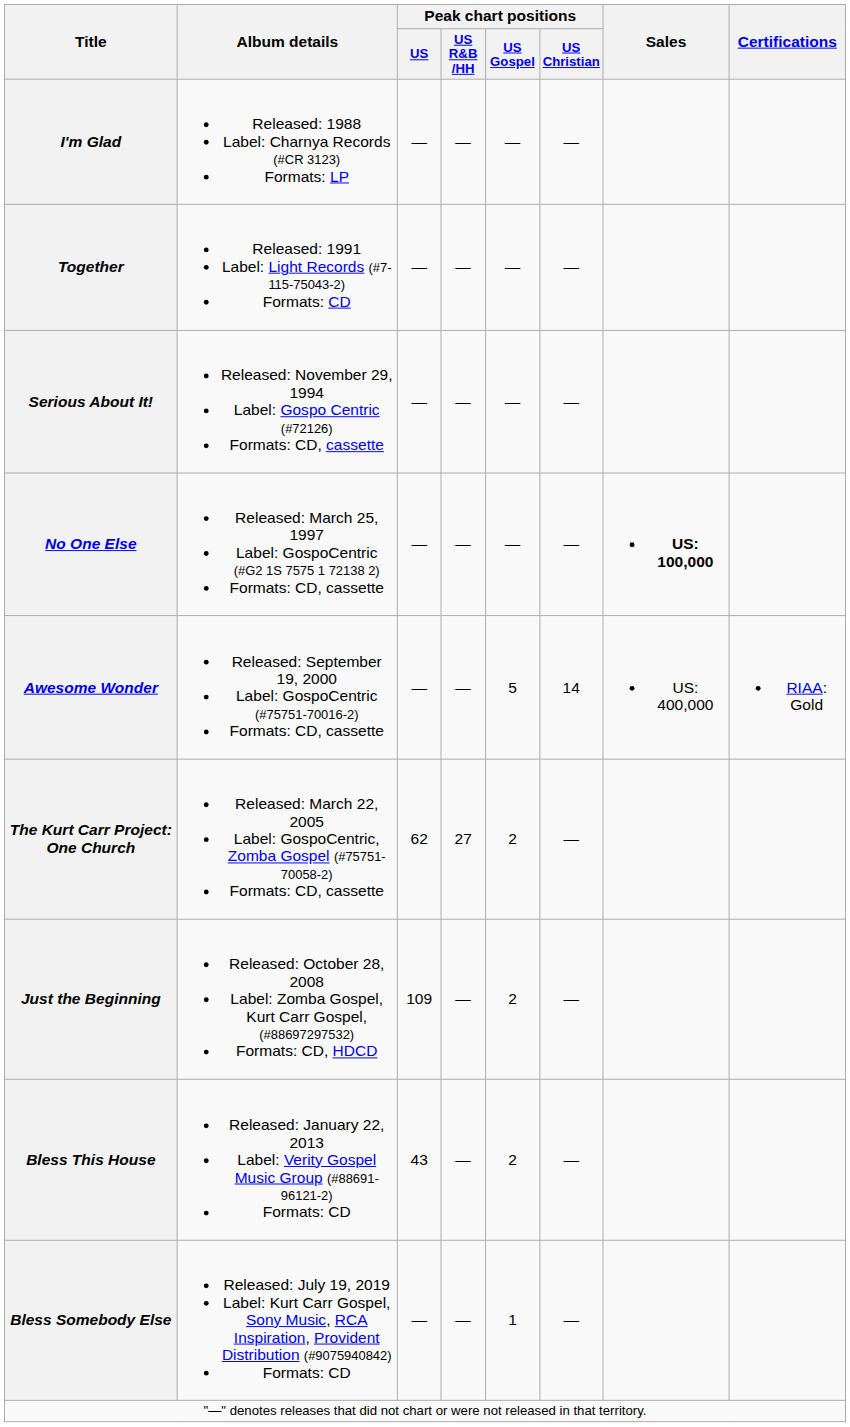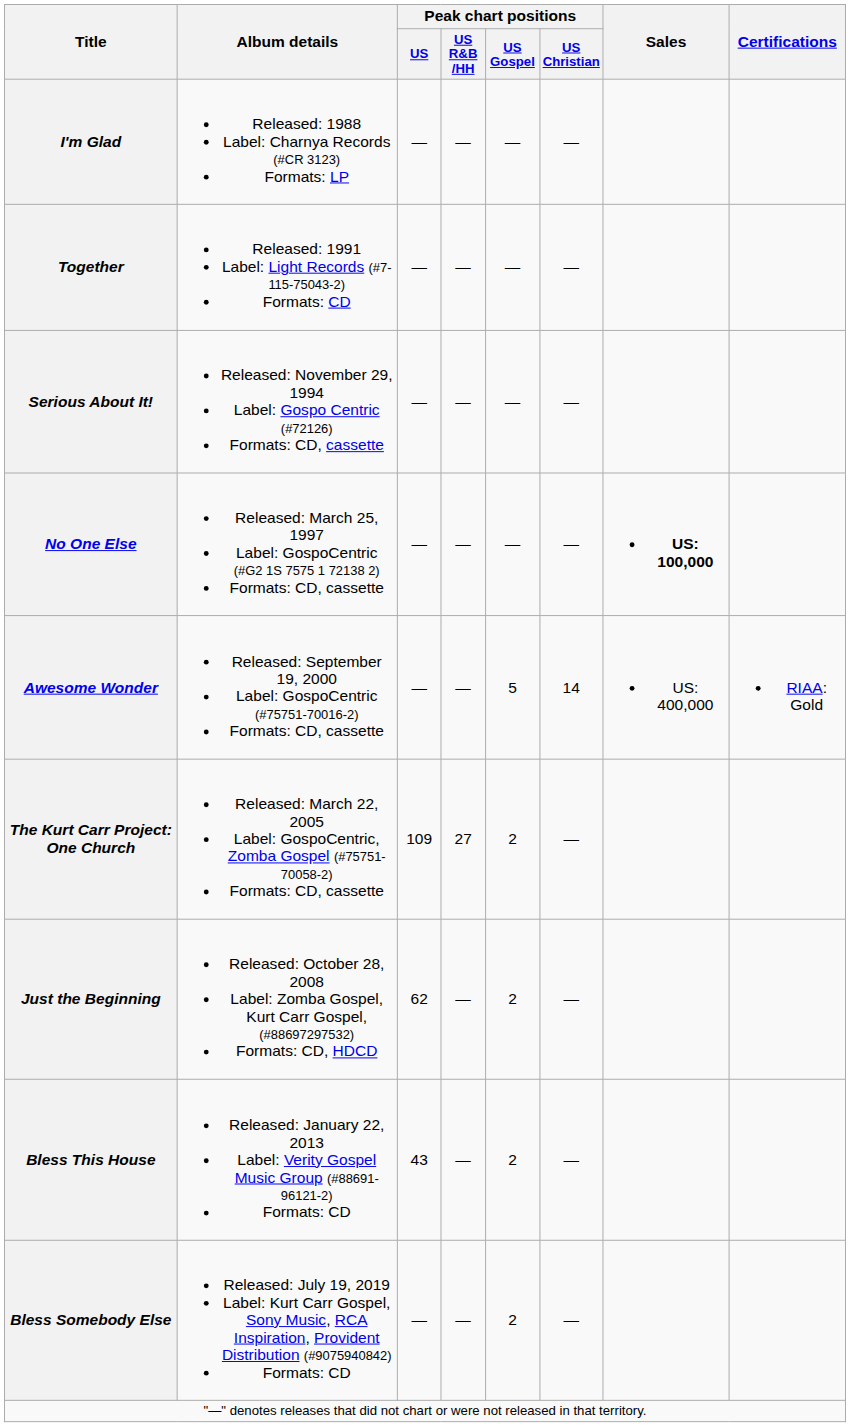(419, 839) 62 -> (419, 839) 109
(419, 999) 109 -> (419, 999) 62
(512, 1320) 1 -> (512, 1320) 2
